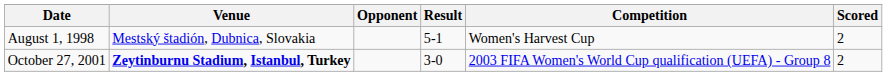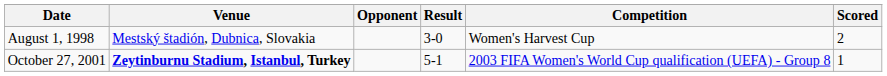(433, 37) 5-1 -> (433, 37) 3-0
(433, 60) 3-0 -> (433, 60) 5-1
(840, 60) 2 -> (840, 60) 1
